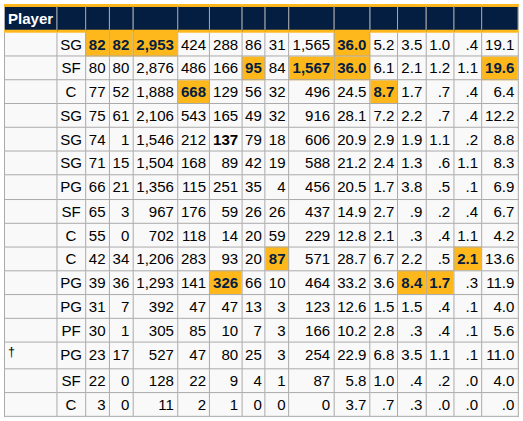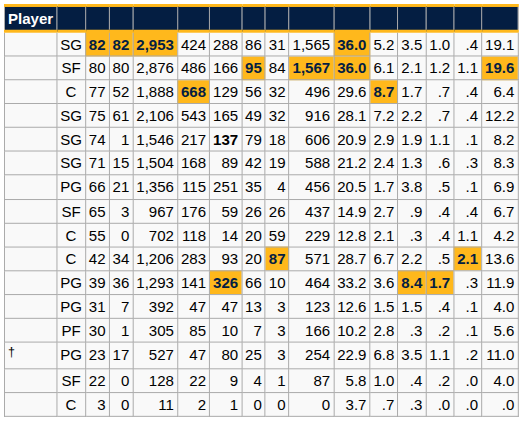(352, 92) 24.5 -> (352, 92) 29.6
(193, 140) 212 -> (193, 140) 217
(472, 140) .2 -> (472, 140) .1
(504, 140) 8.8 -> (504, 140) 8.2
(468, 163) 1.1 -> (472, 163) .3
(444, 211) .2 -> (444, 211) .4
(444, 330) .4 -> (444, 330) .2
(472, 356) .1 -> (472, 356) .2
